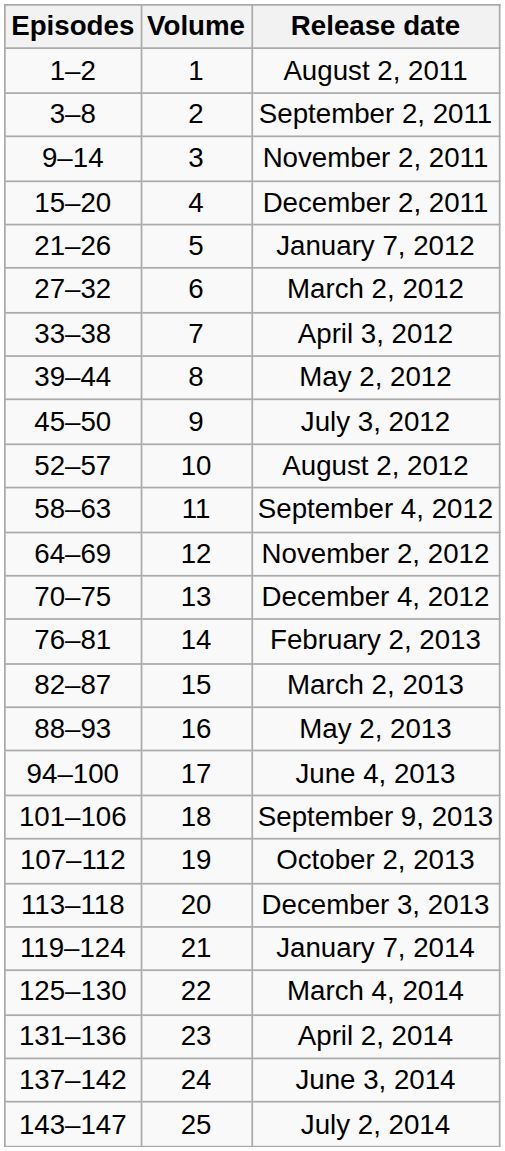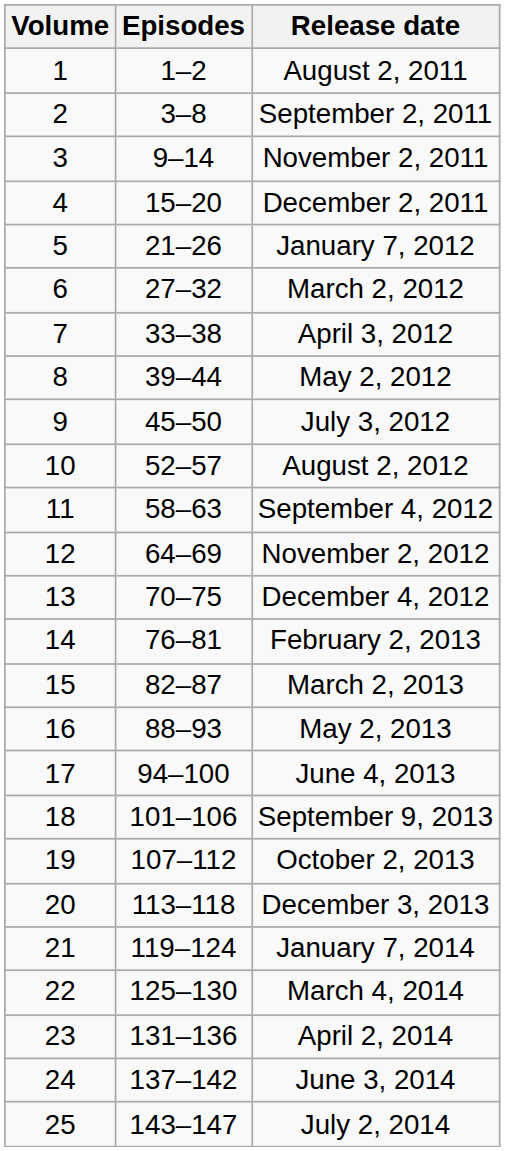columns swapped: (196, 26) <-> (73, 26)
